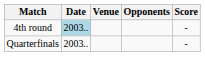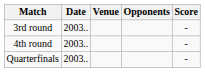+ row: (33, 28)
(76, 28) lightblue background -> (76, 43) no background
